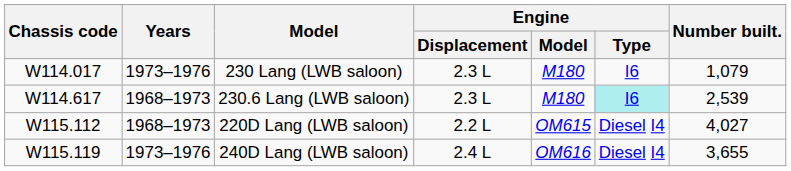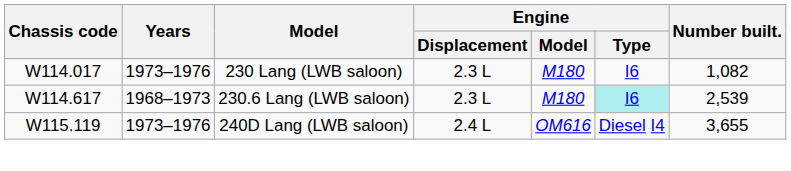(727, 71) 1,079 -> (727, 71) 1,082
- row: (314, 125)
